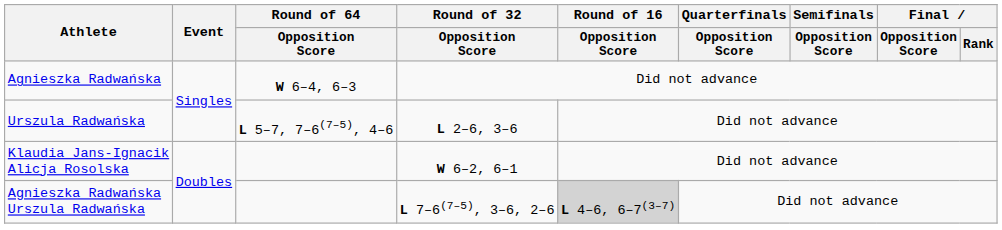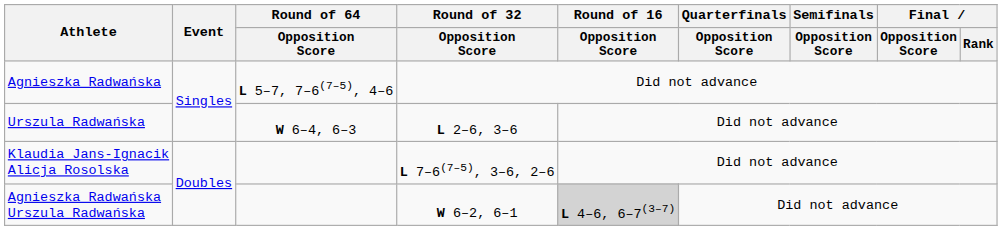(316, 88) W 6–4, 6–3 -> (316, 90) L 5–7, 7–6(7–5), 4–6
(316, 128) L 5–7, 7–6(7–5), 4–6 -> (316, 130) W 6–4, 6–3
(477, 169) W 6–2, 6–1 -> (477, 171) L 7–6(7–5), 3–6, 2–6
(477, 209) L 7–6(7–5), 3–6, 2–6 -> (477, 213) W 6–2, 6–1
